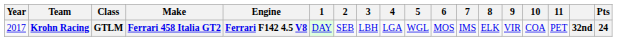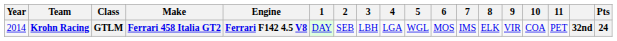(16, 27) 2017 -> (16, 27) 2014
